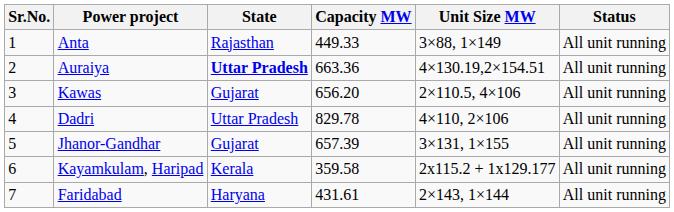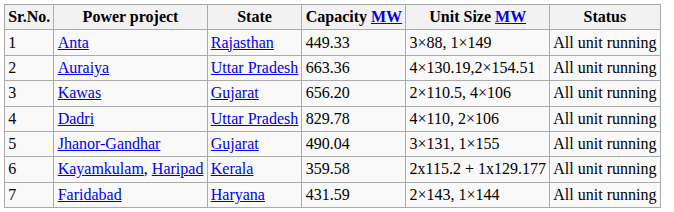(259, 67) bold -> (255, 67) normal
(337, 144) 657.39 -> (328, 144) 490.04
(337, 194) 431.61 -> (328, 194) 431.59
